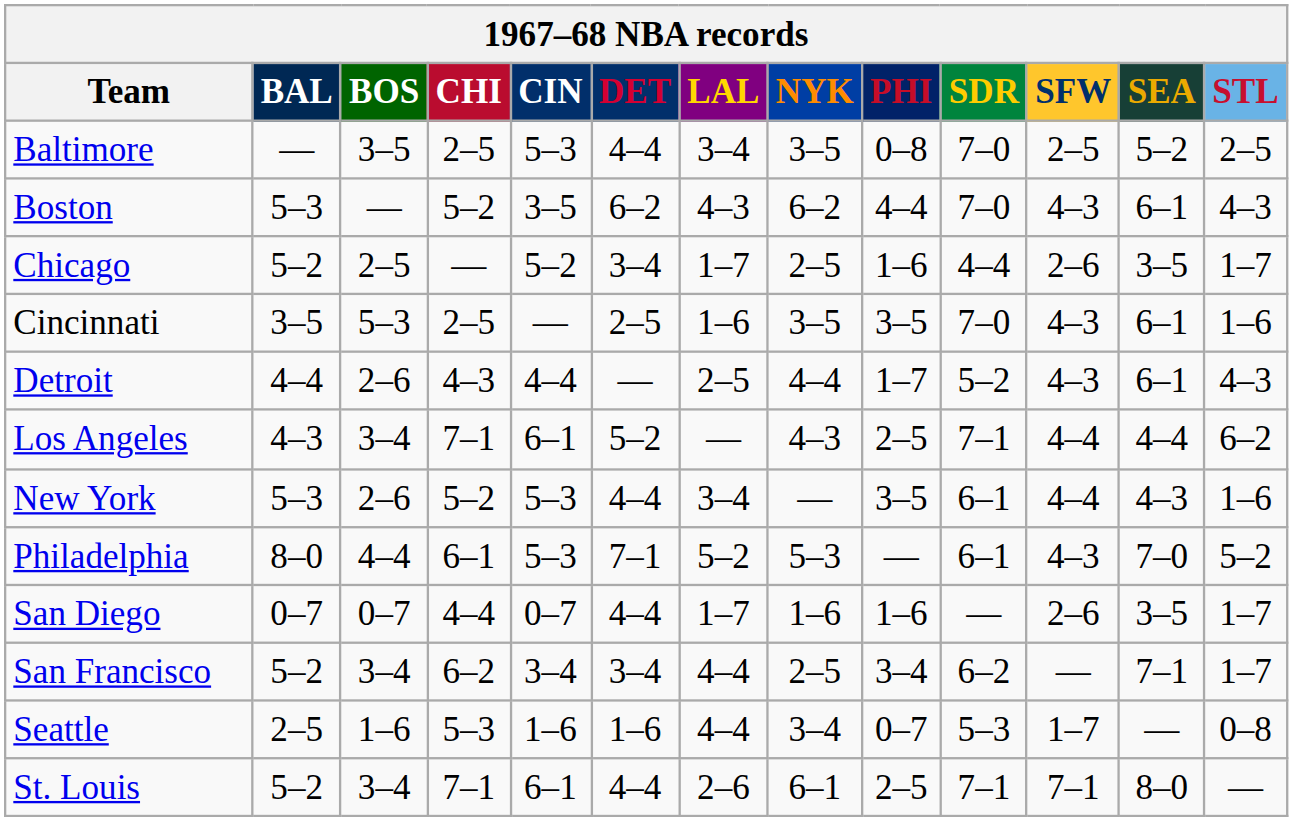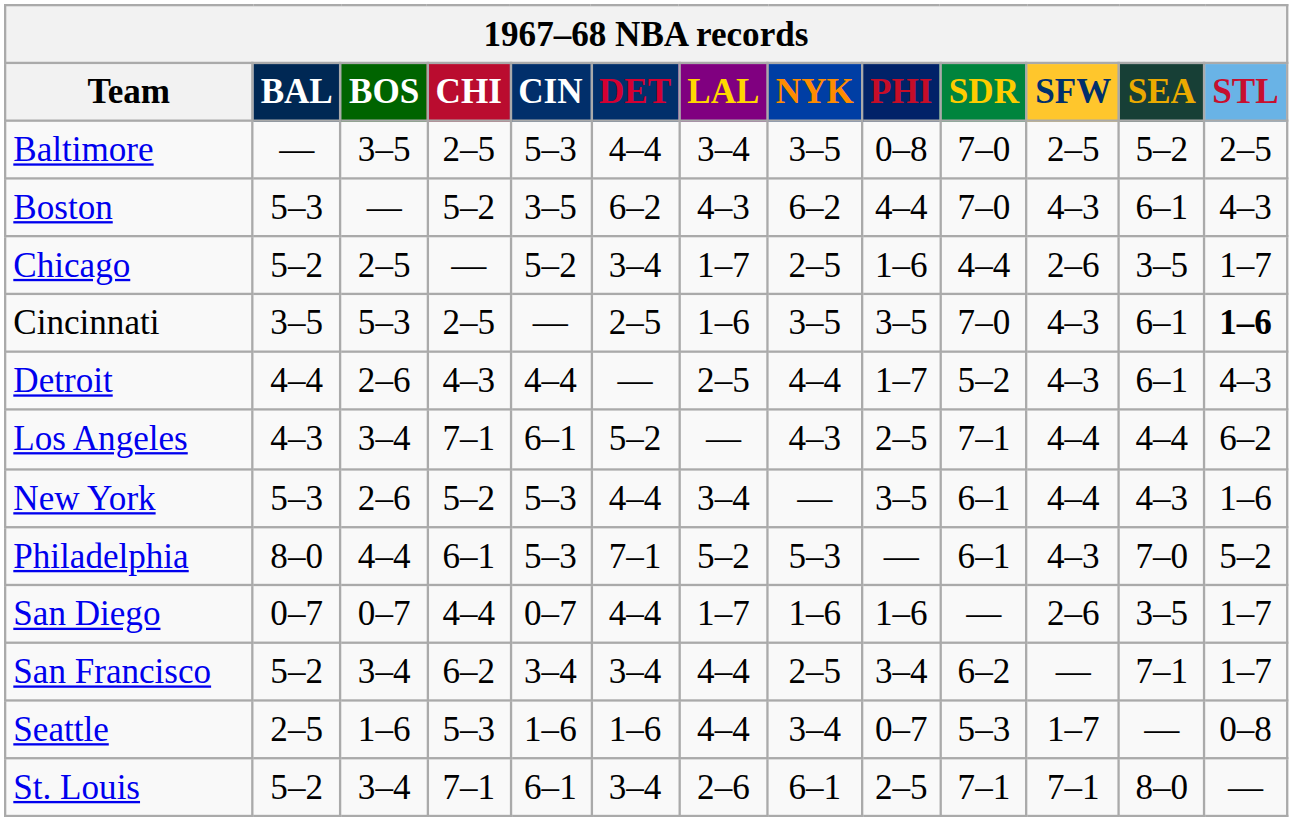(1245, 323) normal -> (1245, 323) bold
(635, 786) 4–4 -> (635, 786) 3–4
